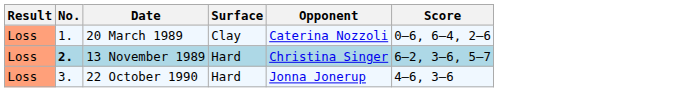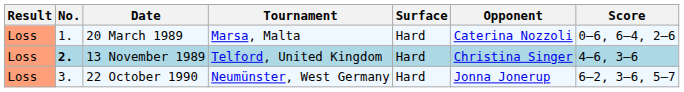+ column: (300, 14)
(226, 35) Clay -> (411, 35) Hard
(442, 56) 6–2, 3–6, 5–7 -> (608, 56) 4–6, 3–6
(424, 76) 4–6, 3–6 -> (627, 76) 6–2, 3–6, 5–7
